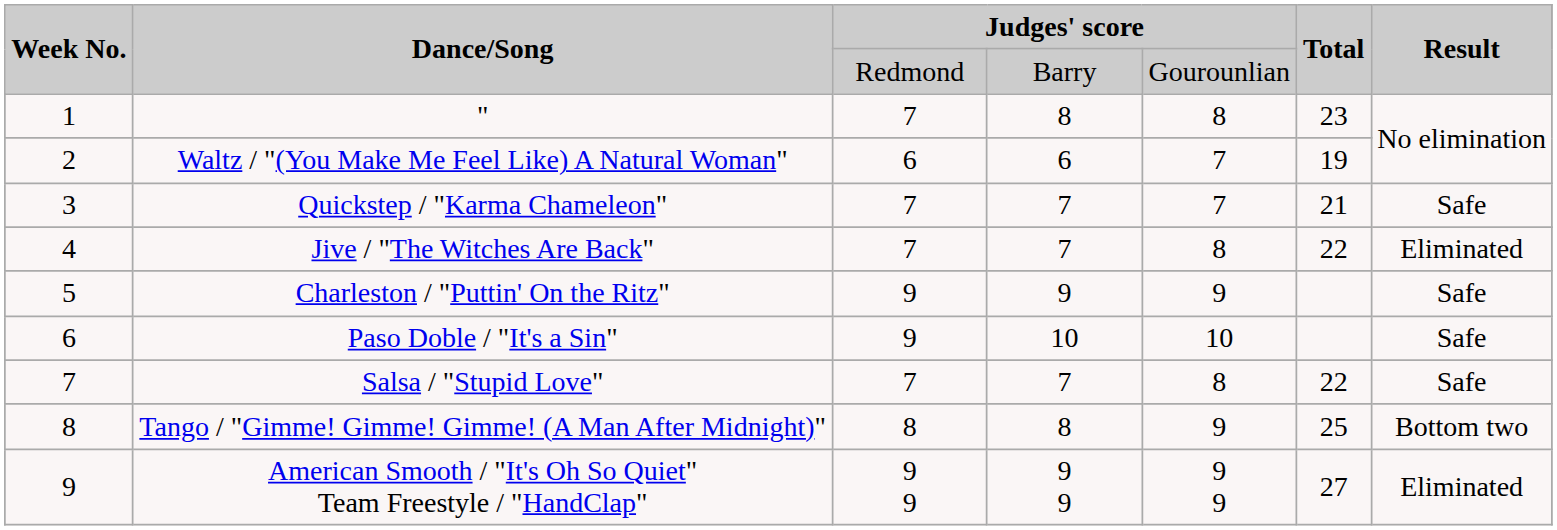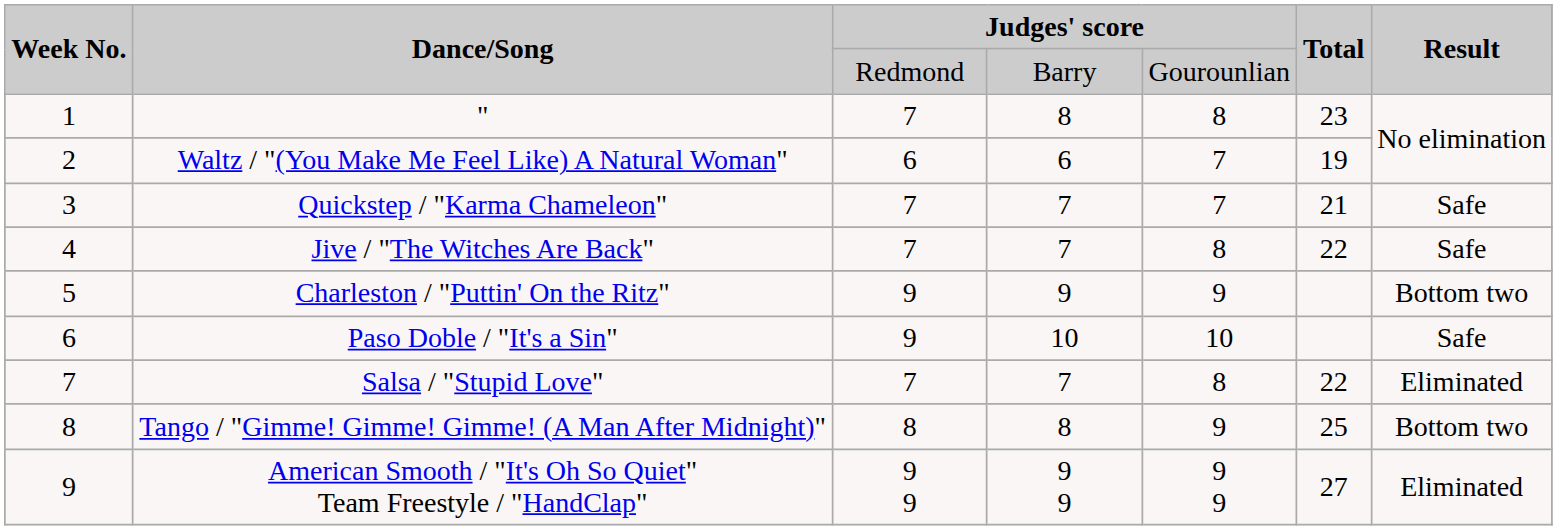(1462, 248) Eliminated -> (1462, 248) Safe
(1462, 293) Safe -> (1462, 293) Bottom two
(1462, 381) Safe -> (1462, 381) Eliminated
